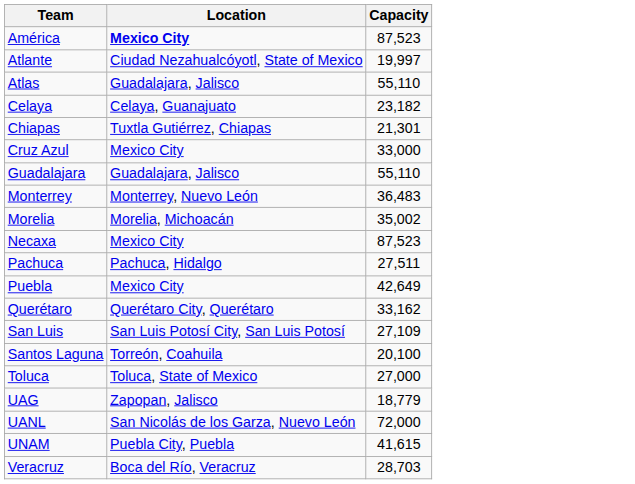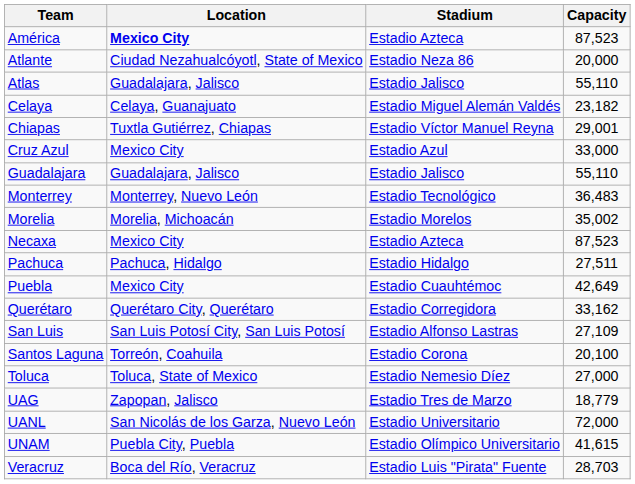+ column: (465, 15)
(399, 60) 19,997 -> (597, 60) 20,000
(399, 128) 21,301 -> (597, 128) 29,001
